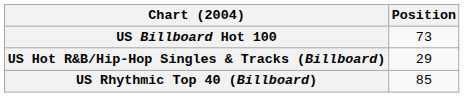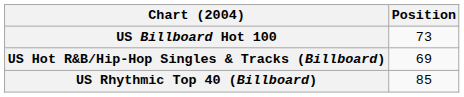(424, 59) 29 -> (424, 59) 69
